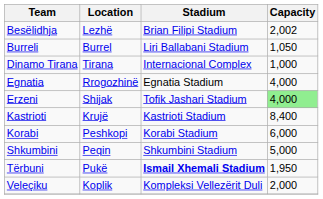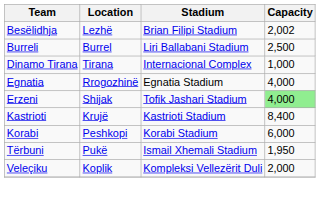(283, 47) 1,050 -> (281, 47) 2,500
- row: (32, 151)
(204, 168) bold -> (200, 151) normal
